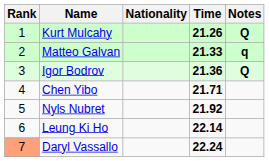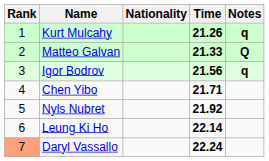(245, 33) Q -> (245, 33) q
(245, 52) q -> (245, 52) Q
(207, 71) 21.36 -> (207, 71) 21.56
(245, 71) Q -> (245, 71) q
